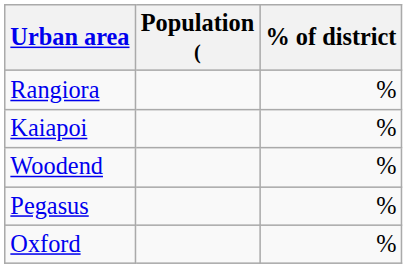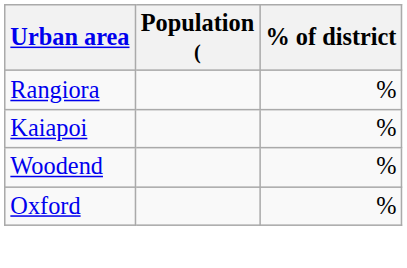- row: (50, 205)
